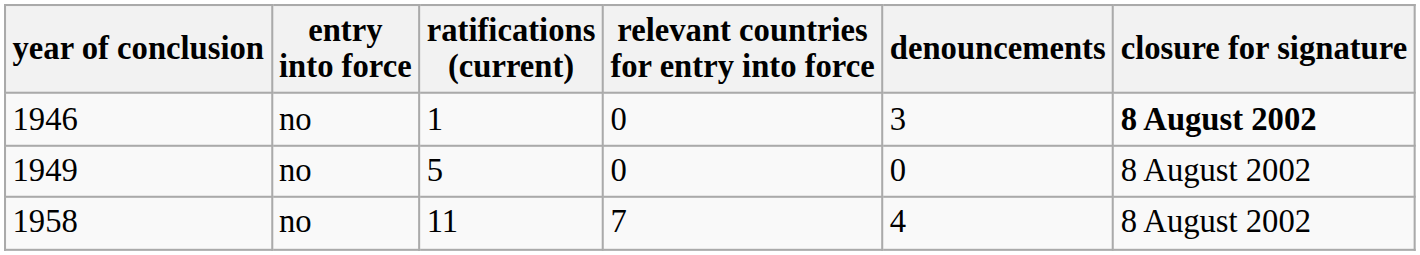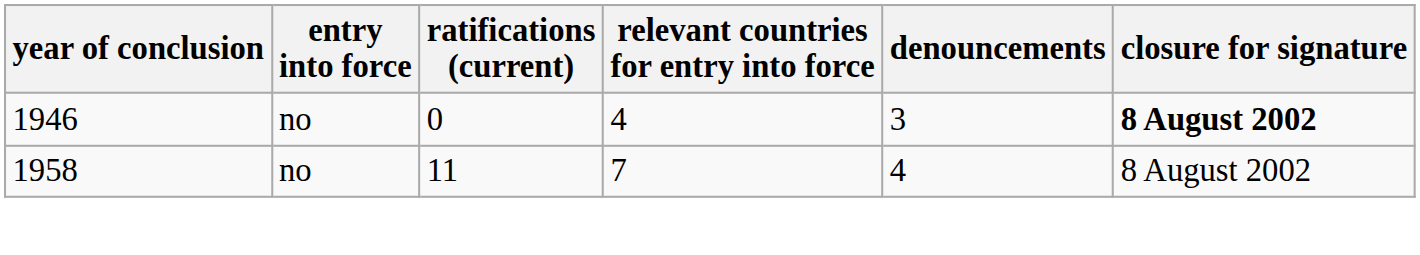(435, 118) 1 -> (435, 118) 0
(619, 118) 0 -> (619, 118) 4
- row: (45, 170)
